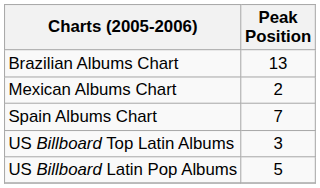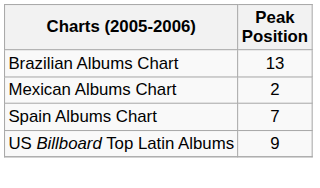(278, 143) 3 -> (275, 143) 9
- row: (123, 169)
